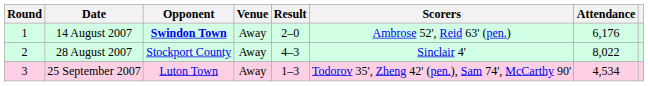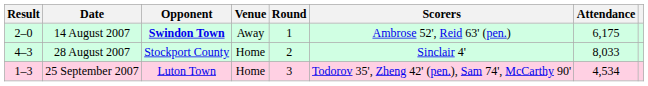columns swapped: (24, 14) <-> (290, 14)
(606, 33) 6,176 -> (606, 33) 6,175
(253, 52) Away -> (251, 52) Home
(606, 52) 8,022 -> (606, 52) 8,033
(253, 71) Away -> (251, 71) Home
